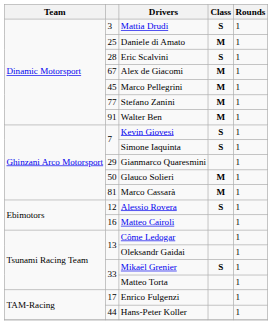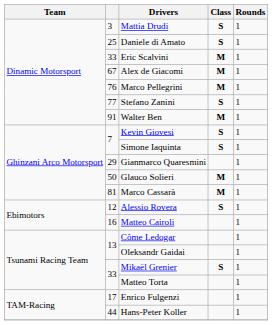(221, 41) M -> (221, 41) S
(112, 56) 28 -> (112, 56) 33
(221, 56) S -> (221, 56) M
(112, 86) 45 -> (112, 86) 76
(221, 101) M -> (221, 101) S
